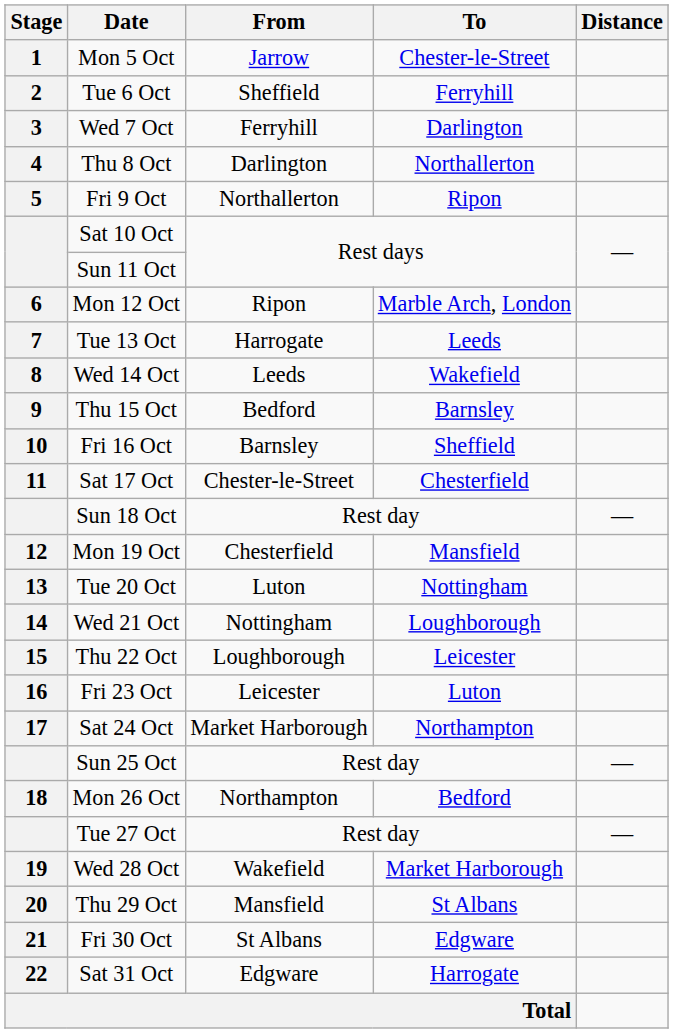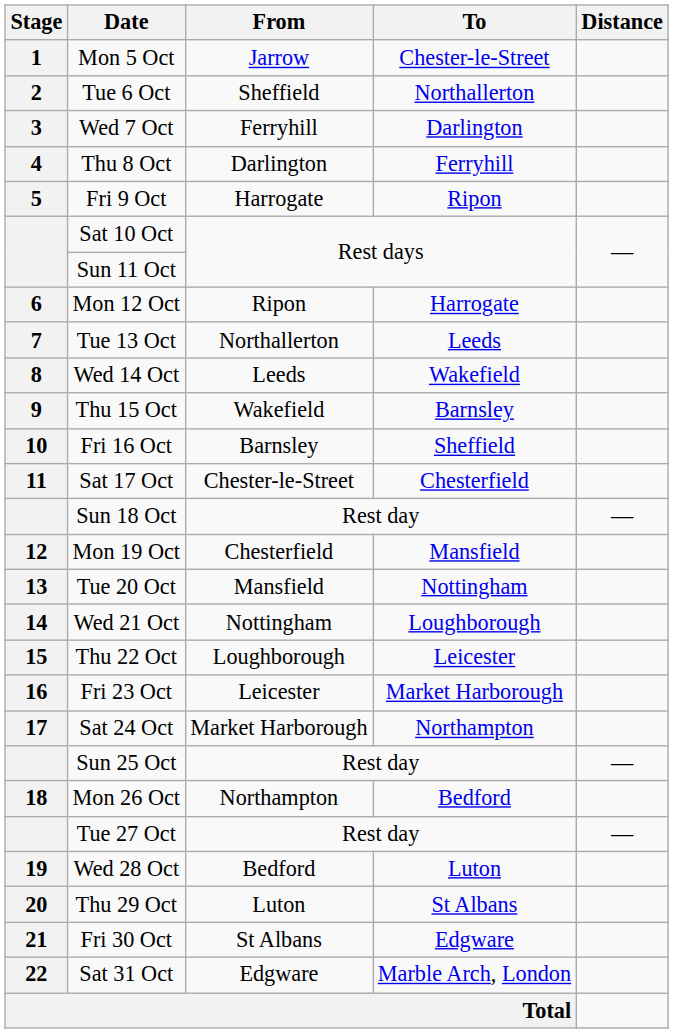(474, 92) Ferryhill -> (474, 92) Northallerton
(474, 163) Northallerton -> (474, 163) Ferryhill
(279, 198) Northallerton -> (279, 198) Harrogate
(474, 304) Marble Arch, London -> (474, 304) Harrogate
(279, 339) Harrogate -> (279, 339) Northallerton
(279, 410) Bedford -> (279, 410) Wakefield
(279, 586) Luton -> (279, 586) Mansfield
(474, 692) Luton -> (474, 692) Market Harborough
(279, 868) Wakefield -> (279, 868) Bedford
(474, 868) Market Harborough -> (474, 868) Luton
(279, 904) Mansfield -> (279, 904) Luton
(474, 974) Harrogate -> (474, 974) Marble Arch, London
